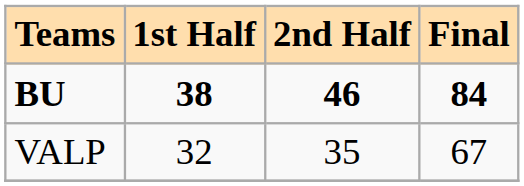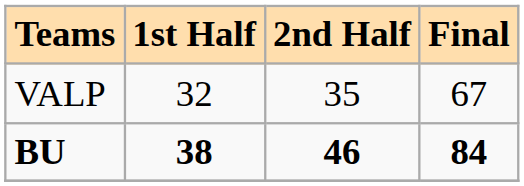rows swapped: (60, 151) <-> (40, 92)
